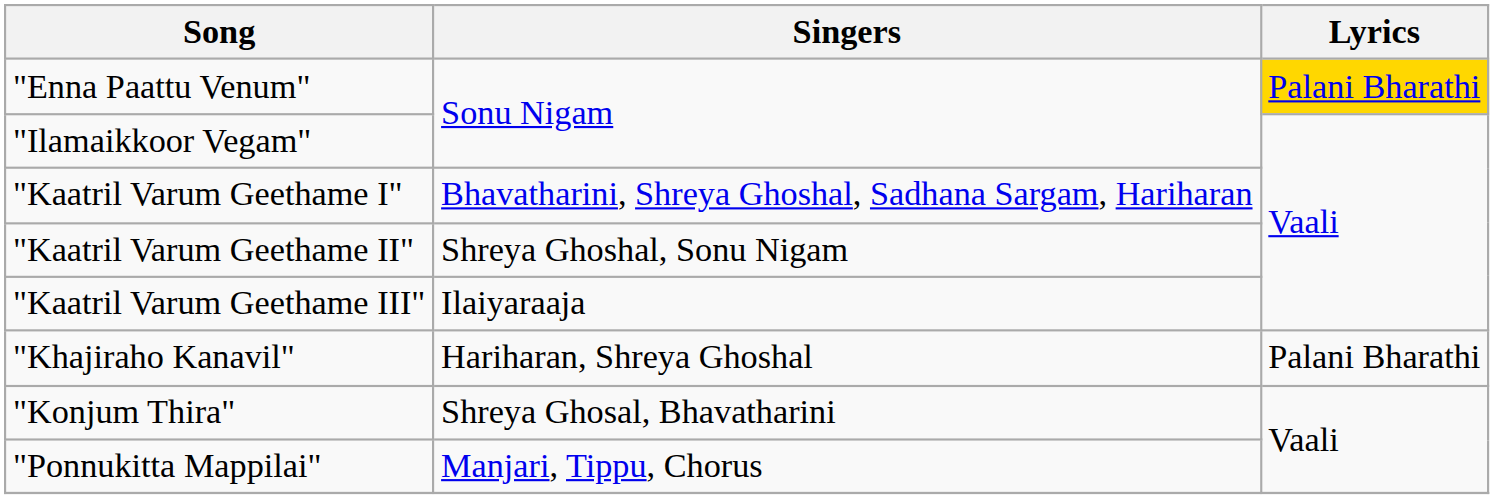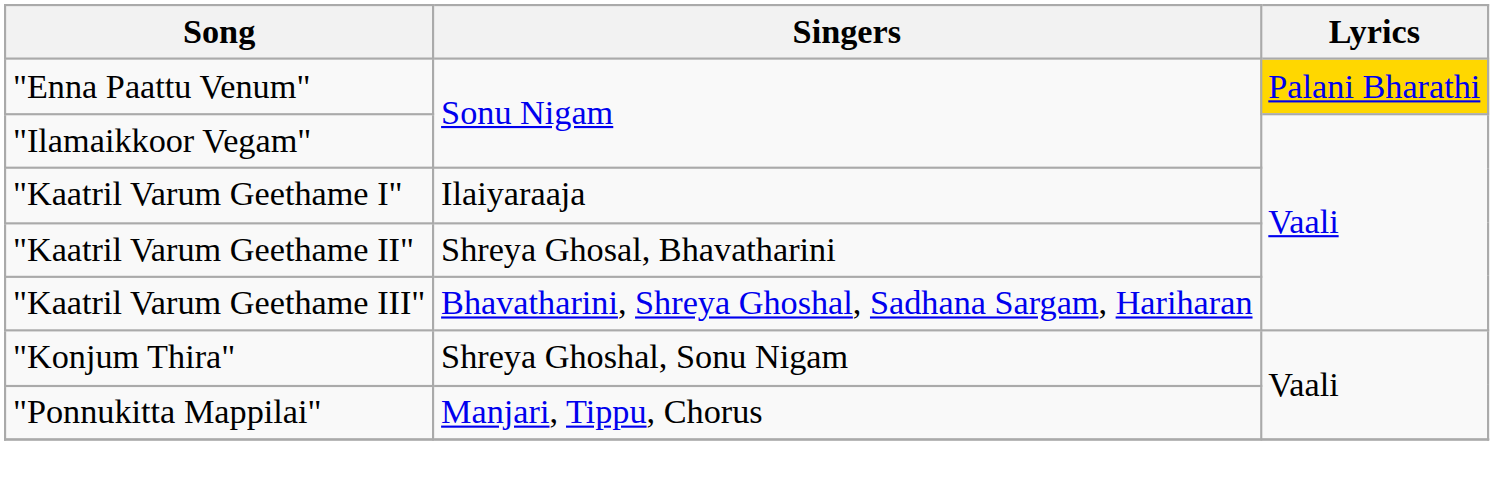(847, 194) Bhavatharini, Shreya Ghoshal, Sadhana Sargam, Hariharan -> (513, 194) Ilaiyaraaja
(645, 248) Shreya Ghoshal, Sonu Nigam -> (638, 248) Shreya Ghosal, Bhavatharini
(513, 303) Ilaiyaraaja -> (847, 303) Bhavatharini, Shreya Ghoshal, Sadhana Sargam, Hariharan
- row: (154, 357)
(638, 411) Shreya Ghosal, Bhavatharini -> (645, 357) Shreya Ghoshal, Sonu Nigam
